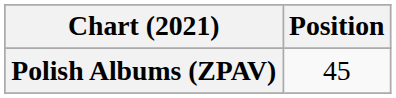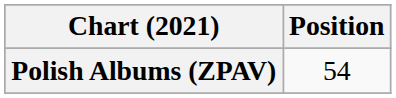(337, 70) 45 -> (337, 70) 54
